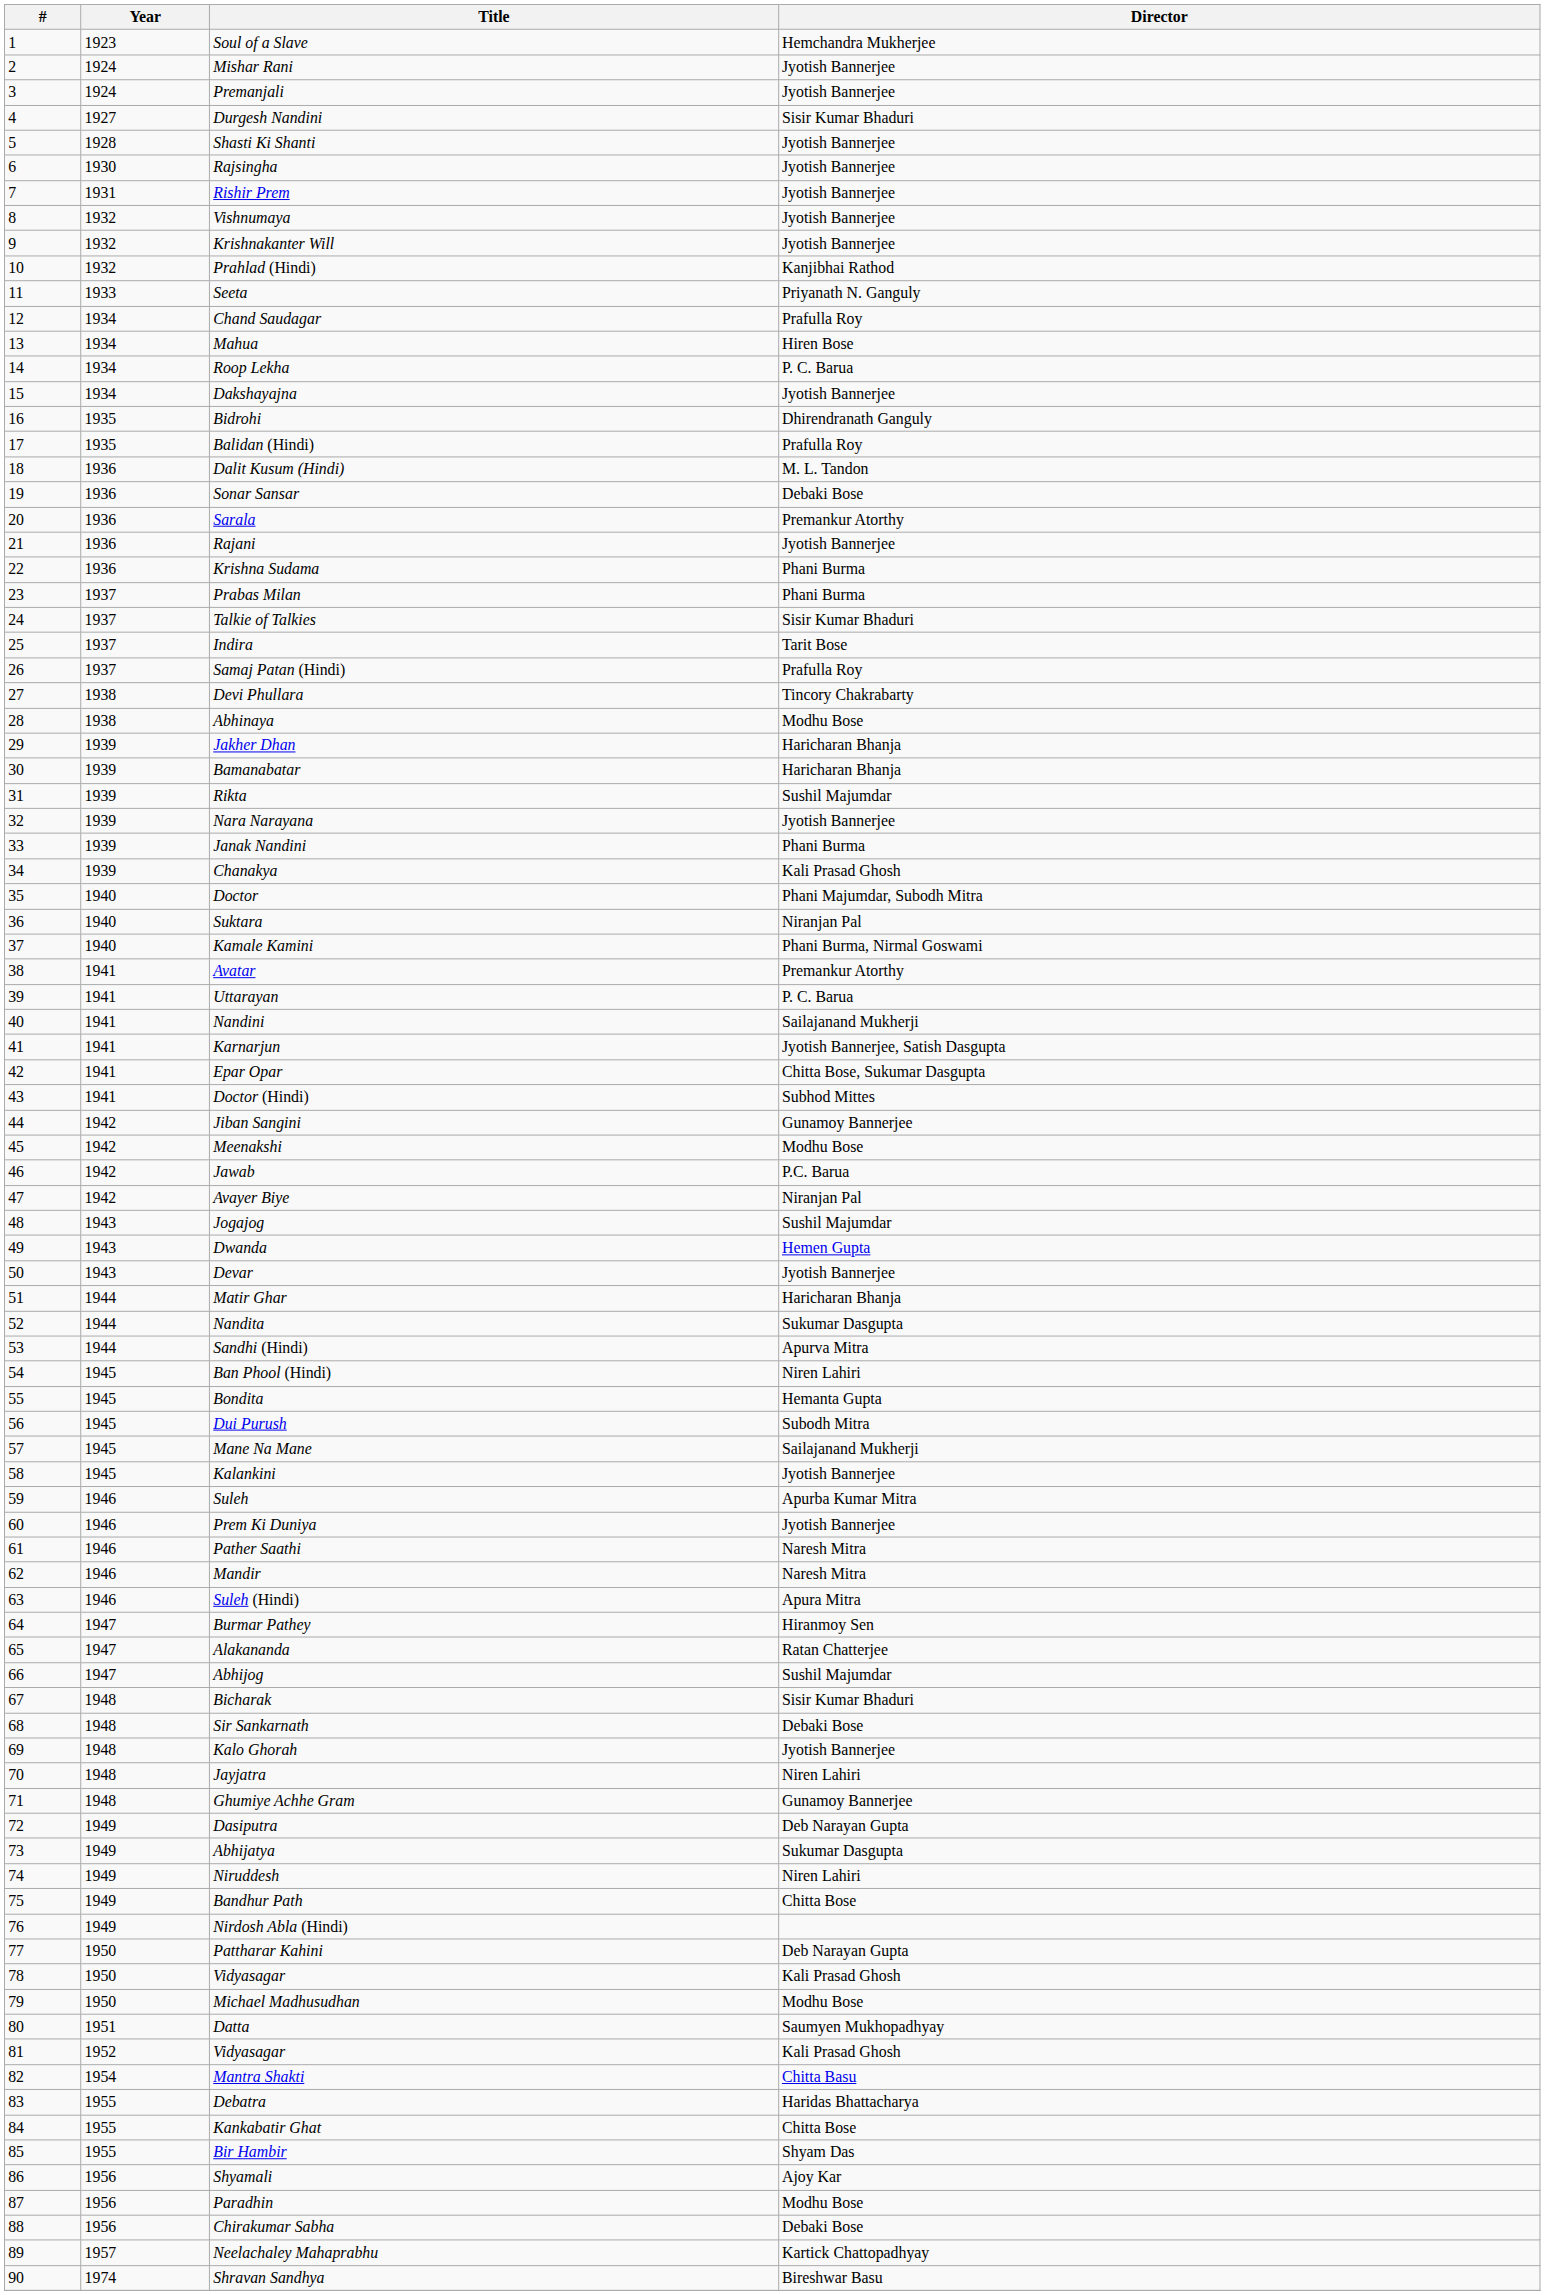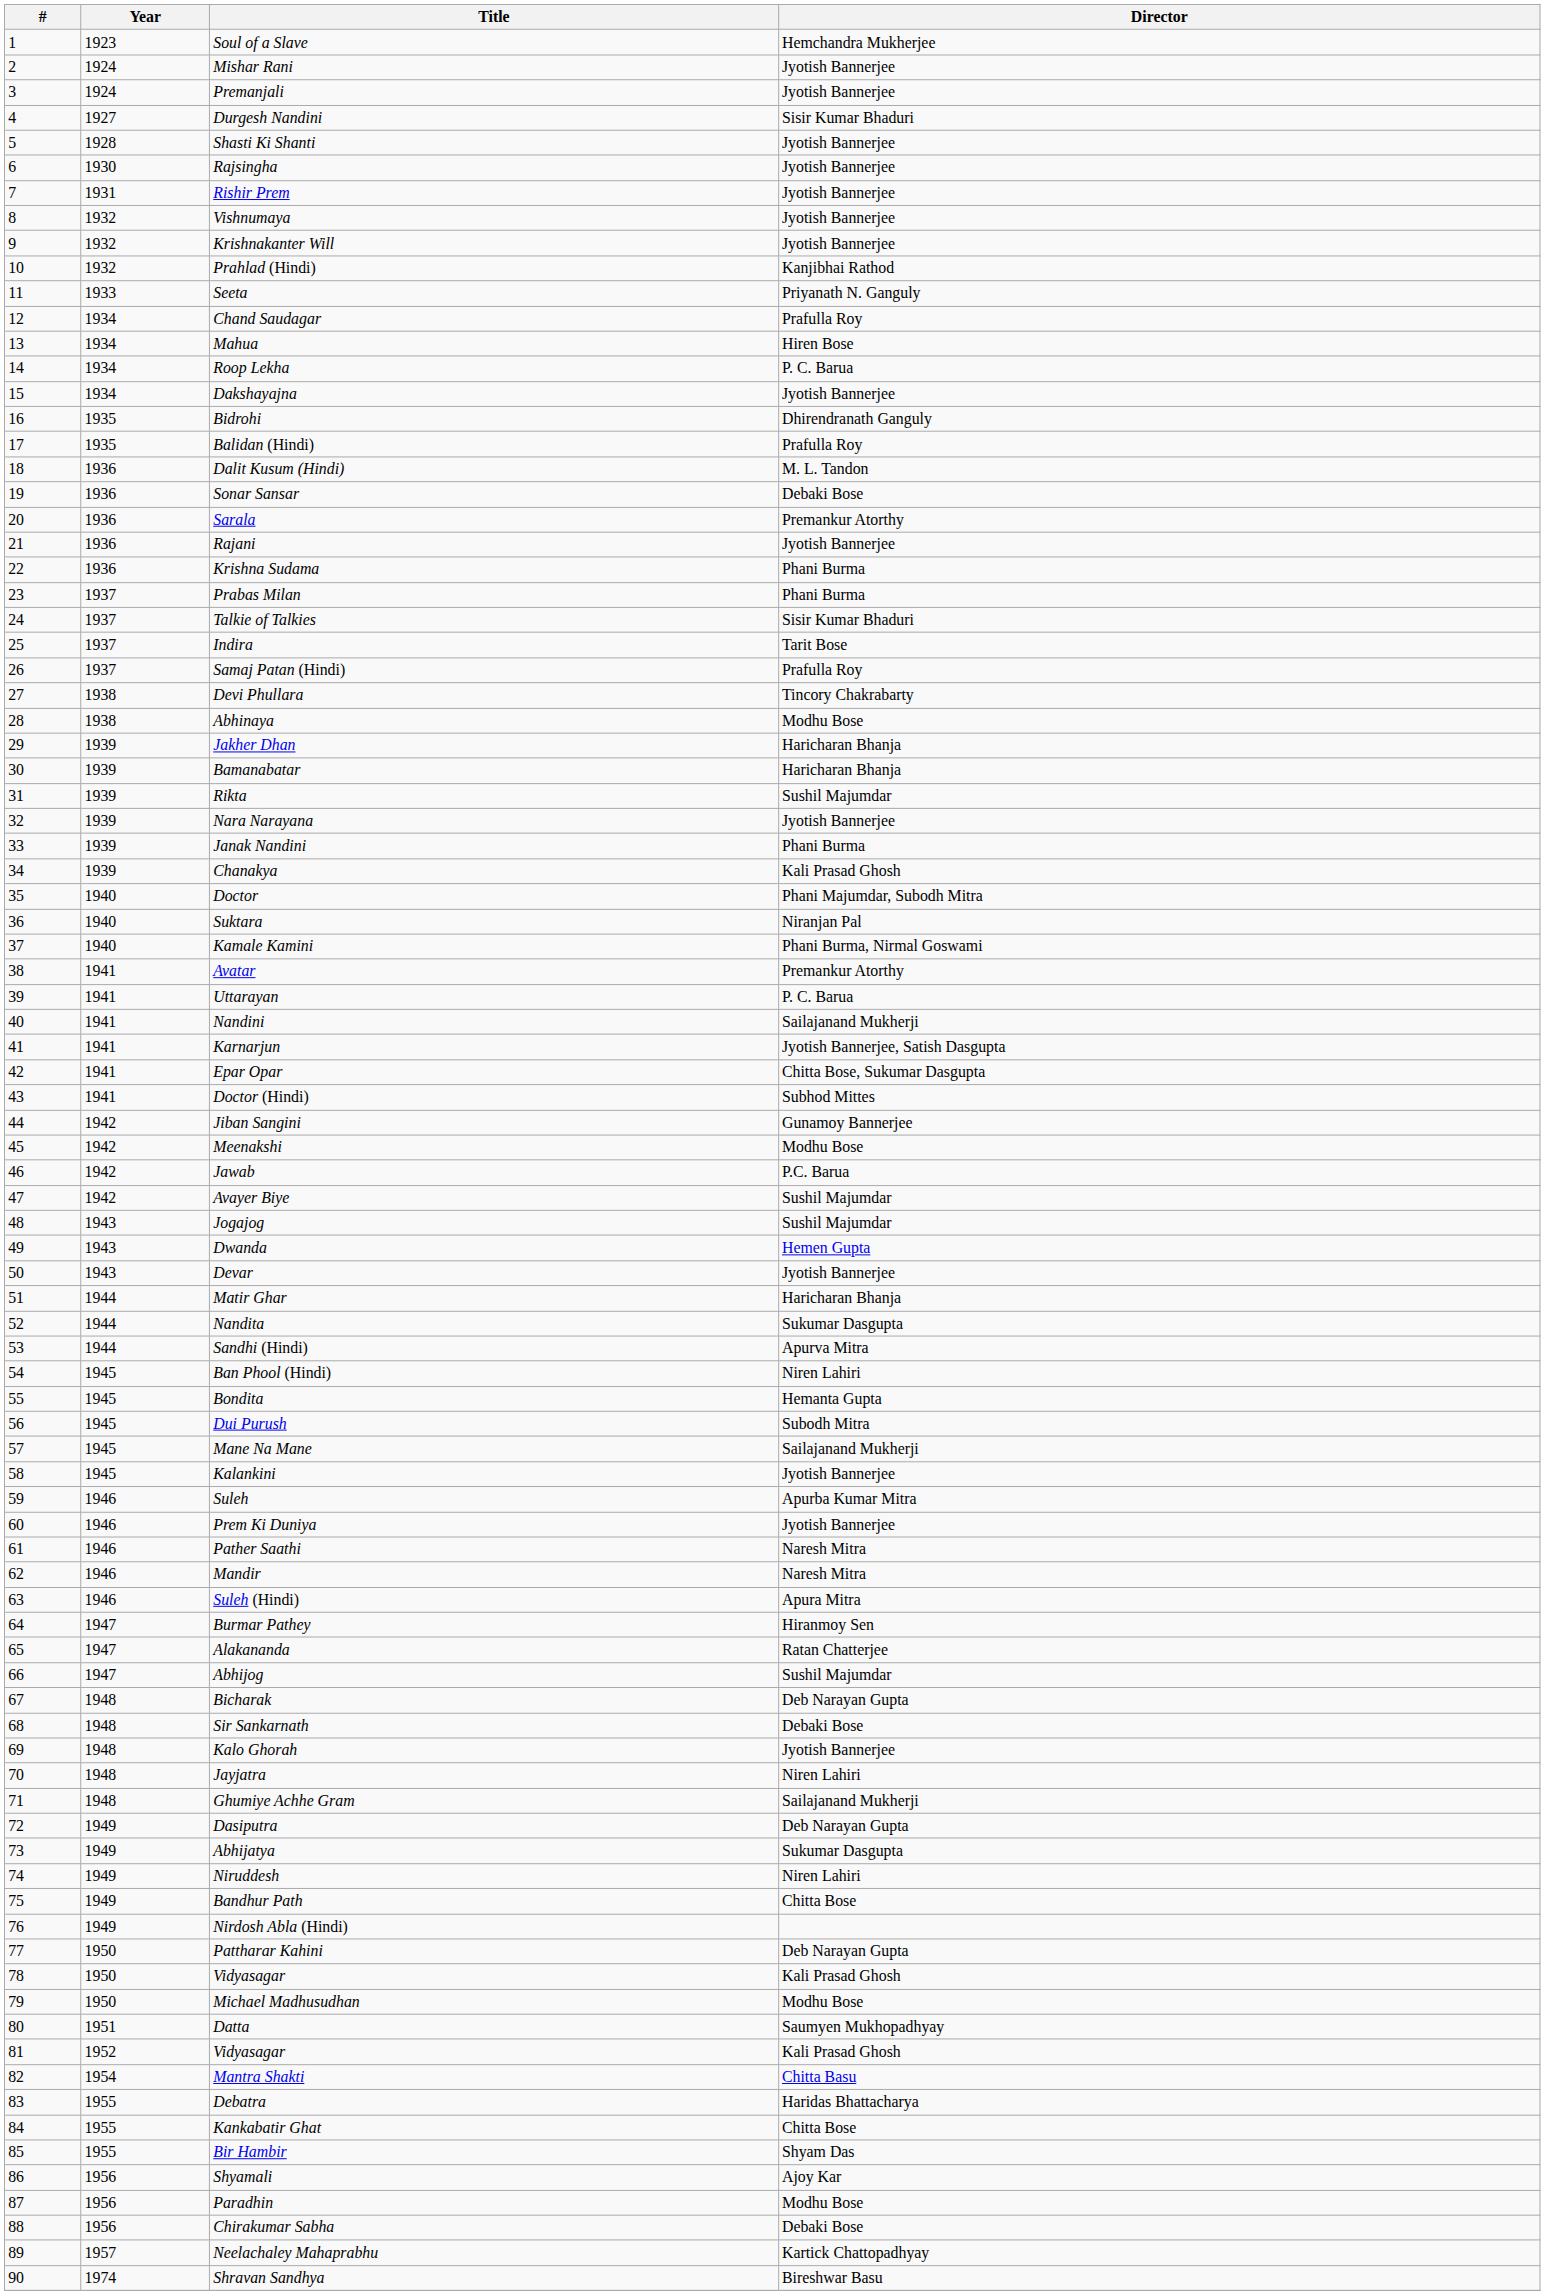(822, 1197) Niranjan Pal -> (837, 1197) Sushil Majumdar
(848, 1700) Sisir Kumar Bhaduri -> (845, 1700) Deb Narayan Gupta
(847, 1800) Gunamoy Bannerjee -> (850, 1800) Sailajanand Mukherji
